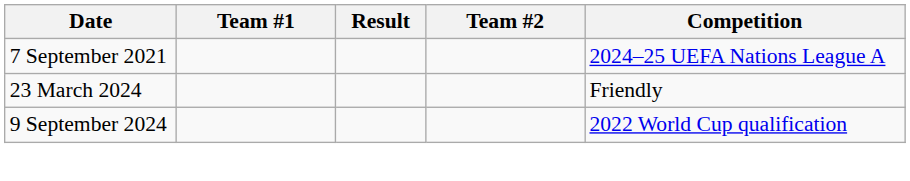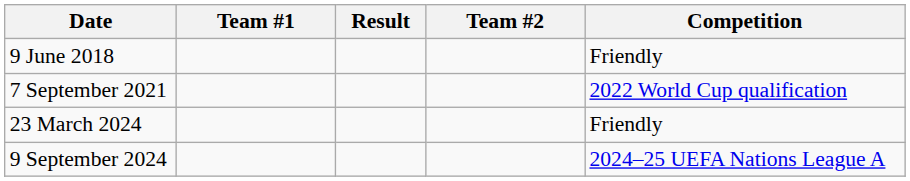+ row: (62, 55)
(737, 55) 2024–25 UEFA Nations League A -> (718, 90) 2022 World Cup qualification
(718, 124) 2022 World Cup qualification -> (737, 158) 2024–25 UEFA Nations League A
